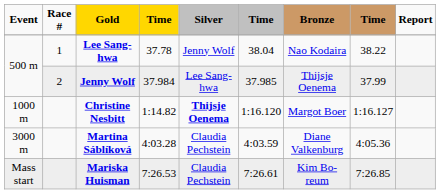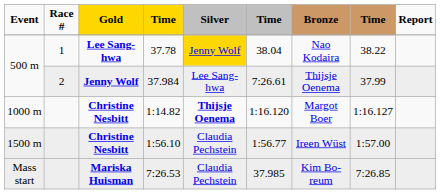(209, 50) no background -> (215, 50) gold background
(261, 81) 37.985 -> (269, 81) 7:26.61
+ row: (163, 143)
- row: (159, 143)
(261, 173) 7:26.61 -> (269, 173) 37.985
